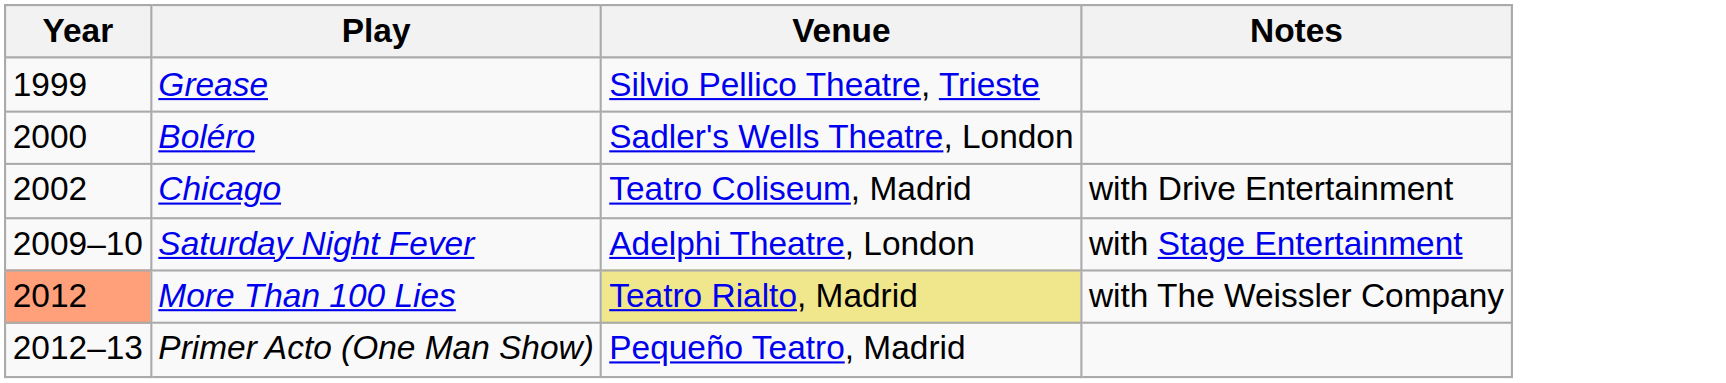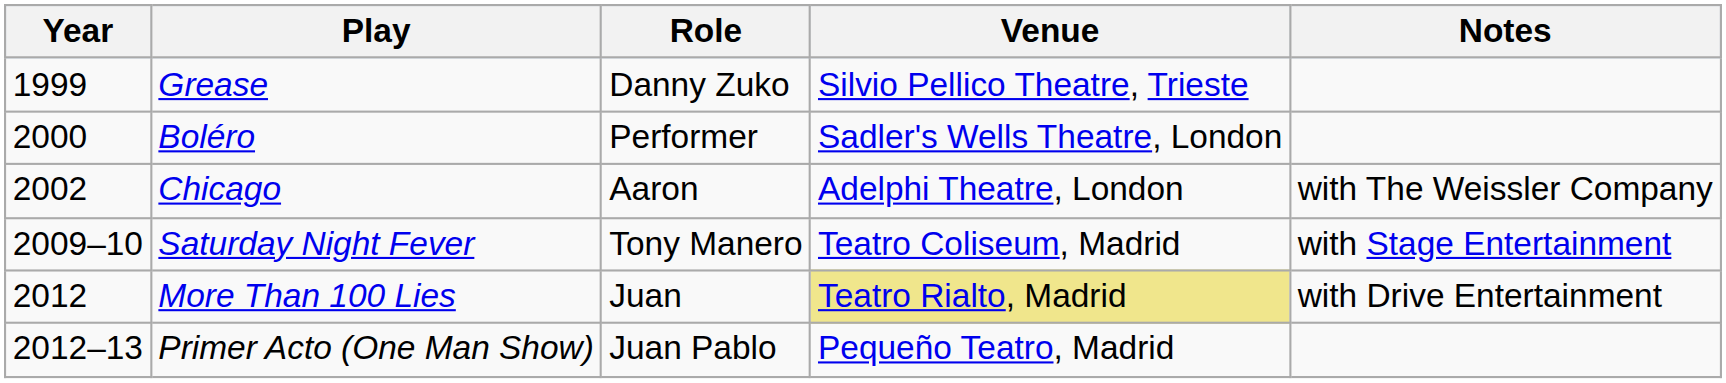+ column: (706, 31)
(790, 190) Teatro Coliseum, Madrid -> (1001, 190) Adelphi Theatre, London
(1271, 190) with Drive Entertainment -> (1505, 190) with The Weissler Company
(792, 243) Adelphi Theatre, London -> (999, 243) Teatro Coliseum, Madrid
(50, 296) lightsalmon background -> (50, 296) no background
(1297, 296) with The Weissler Company -> (1480, 296) with Drive Entertainment
